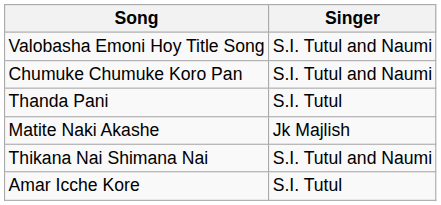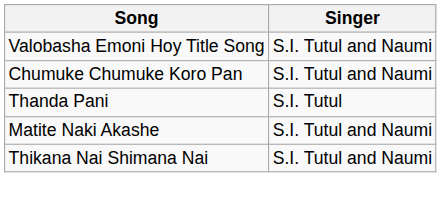(311, 130) Jk Majlish -> (352, 130) S.I. Tutul and Naumi
- row: (74, 185)
